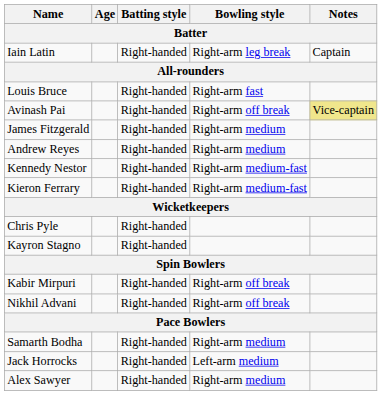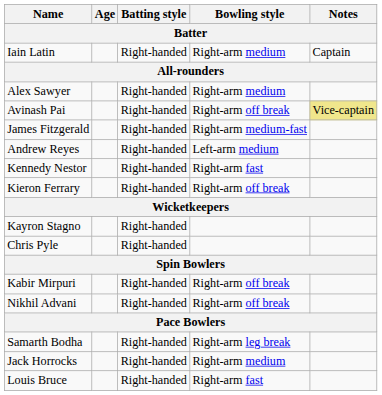(241, 52) Right-arm leg break -> (239, 52) Right-arm medium
rows swapped: (37, 91) <-> (39, 380)
(239, 129) Right-arm medium -> (250, 129) Right-arm medium-fast
(239, 149) Right-arm medium -> (236, 149) Left-arm medium
(250, 168) Right-arm medium-fast -> (228, 168) Right-arm fast
(250, 187) Right-arm medium-fast -> (241, 187) Right-arm off break
rows swapped: (44, 245) <-> (33, 226)
(239, 341) Right-arm medium -> (241, 341) Right-arm leg break
(236, 361) Left-arm medium -> (239, 361) Right-arm medium
